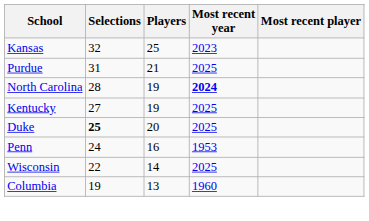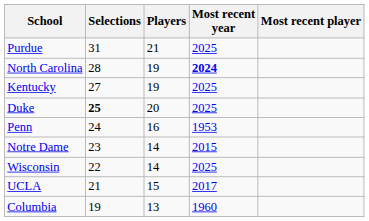- row: (25, 48)
+ row: (38, 147)
+ row: (24, 186)
